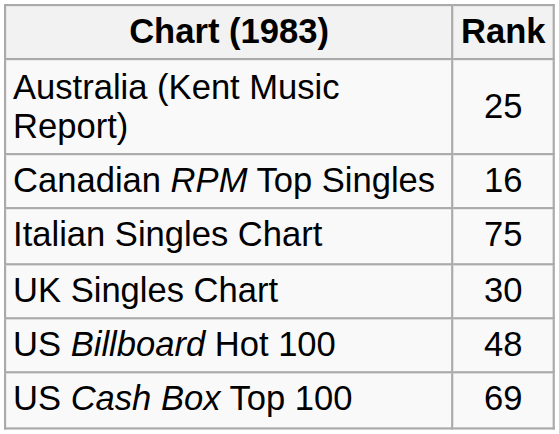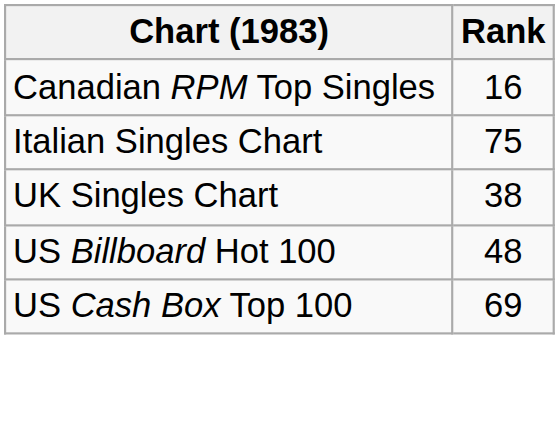- row: (176, 106)
(503, 290) 30 -> (503, 196) 38
